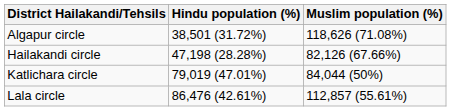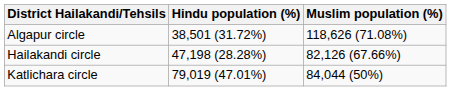- row: (36, 95)
